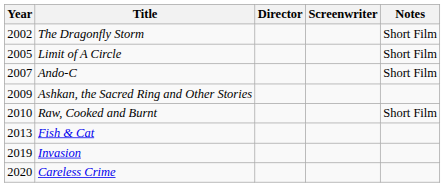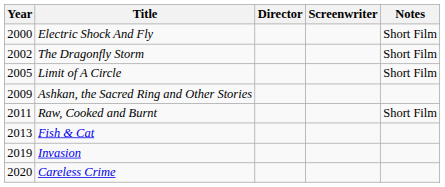+ row: (96, 34)
- row: (57, 73)
(20, 113) 2010 -> (20, 113) 2011
